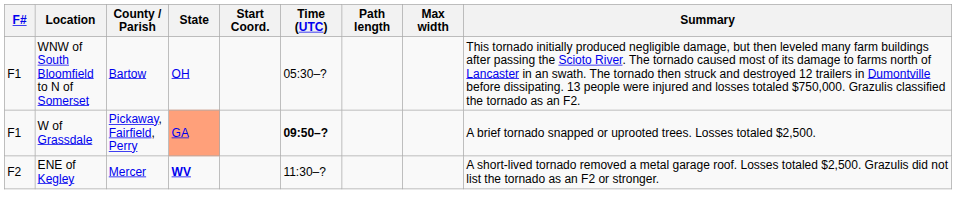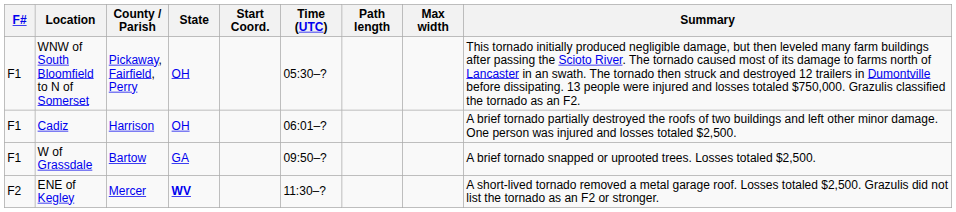(127, 73) Bartow -> (135, 73) Pickaway, Fairfield, Perry
+ row: (53, 126)
(135, 133) Pickaway, Fairfield, Perry -> (127, 158) Bartow
(180, 133) lightsalmon background -> (180, 158) no background
(306, 133) bold -> (305, 158) normal
